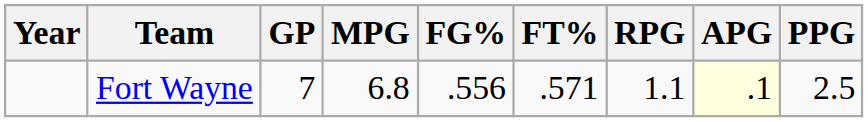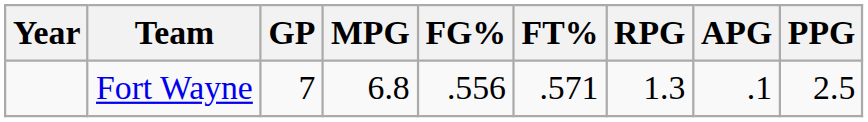(664, 88) 1.1 -> (664, 88) 1.3
(760, 88) lightyellow background -> (760, 88) no background
